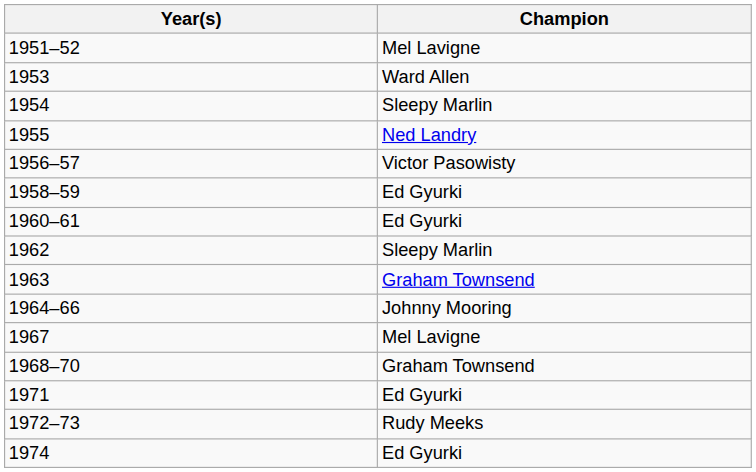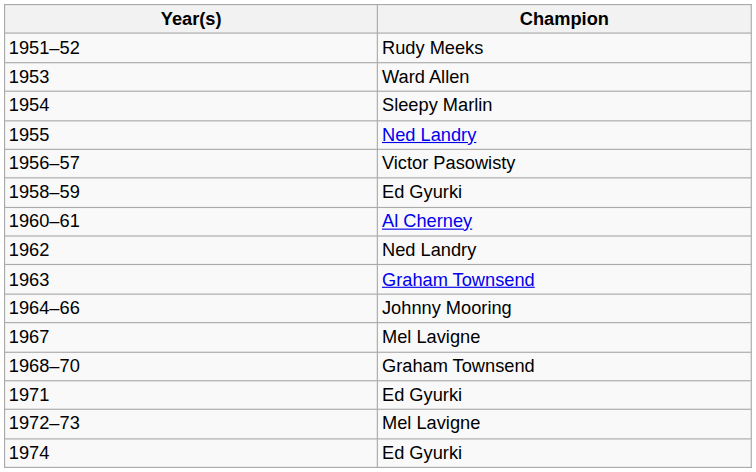(431, 47) Mel Lavigne -> (433, 47) Rudy Meeks
(422, 221) Ed Gyurki -> (427, 221) Al Cherney
(437, 250) Sleepy Marlin -> (429, 250) Ned Landry
(433, 423) Rudy Meeks -> (431, 423) Mel Lavigne
